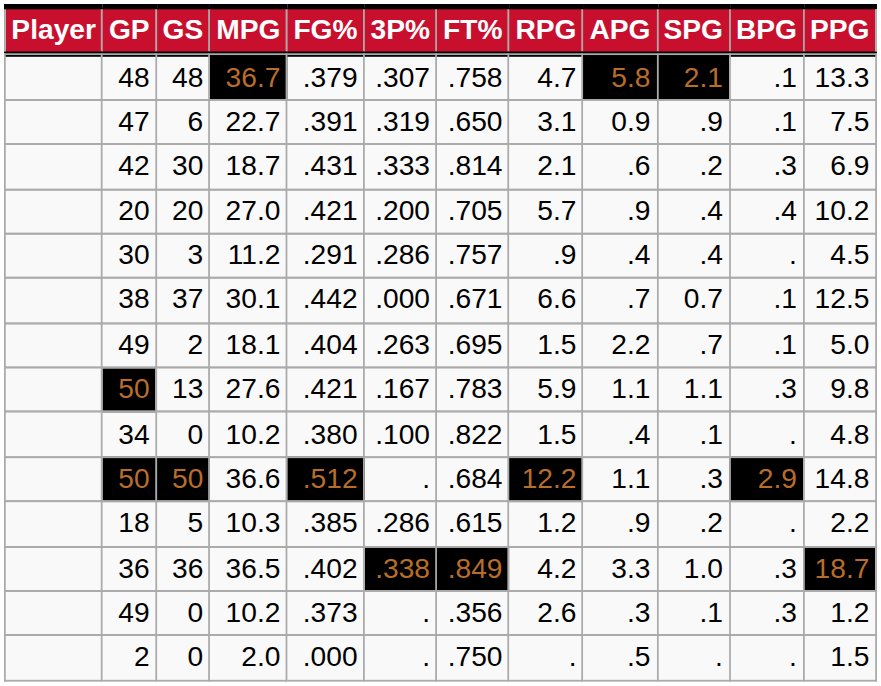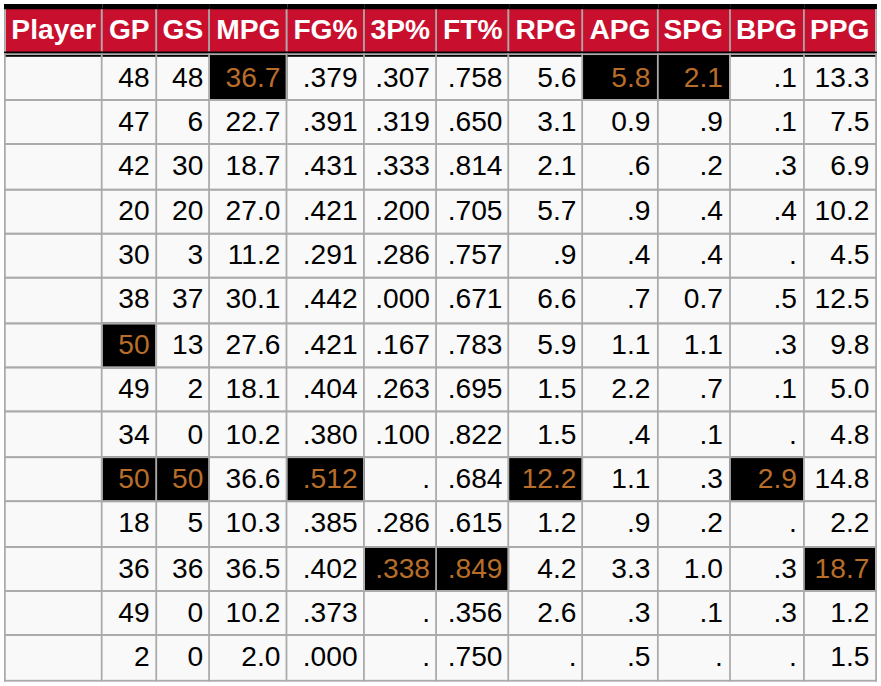(557, 76) 4.7 -> (557, 76) 5.6
(785, 300) .1 -> (785, 300) .5
rows swapped: (134, 344) <-> (134, 389)
